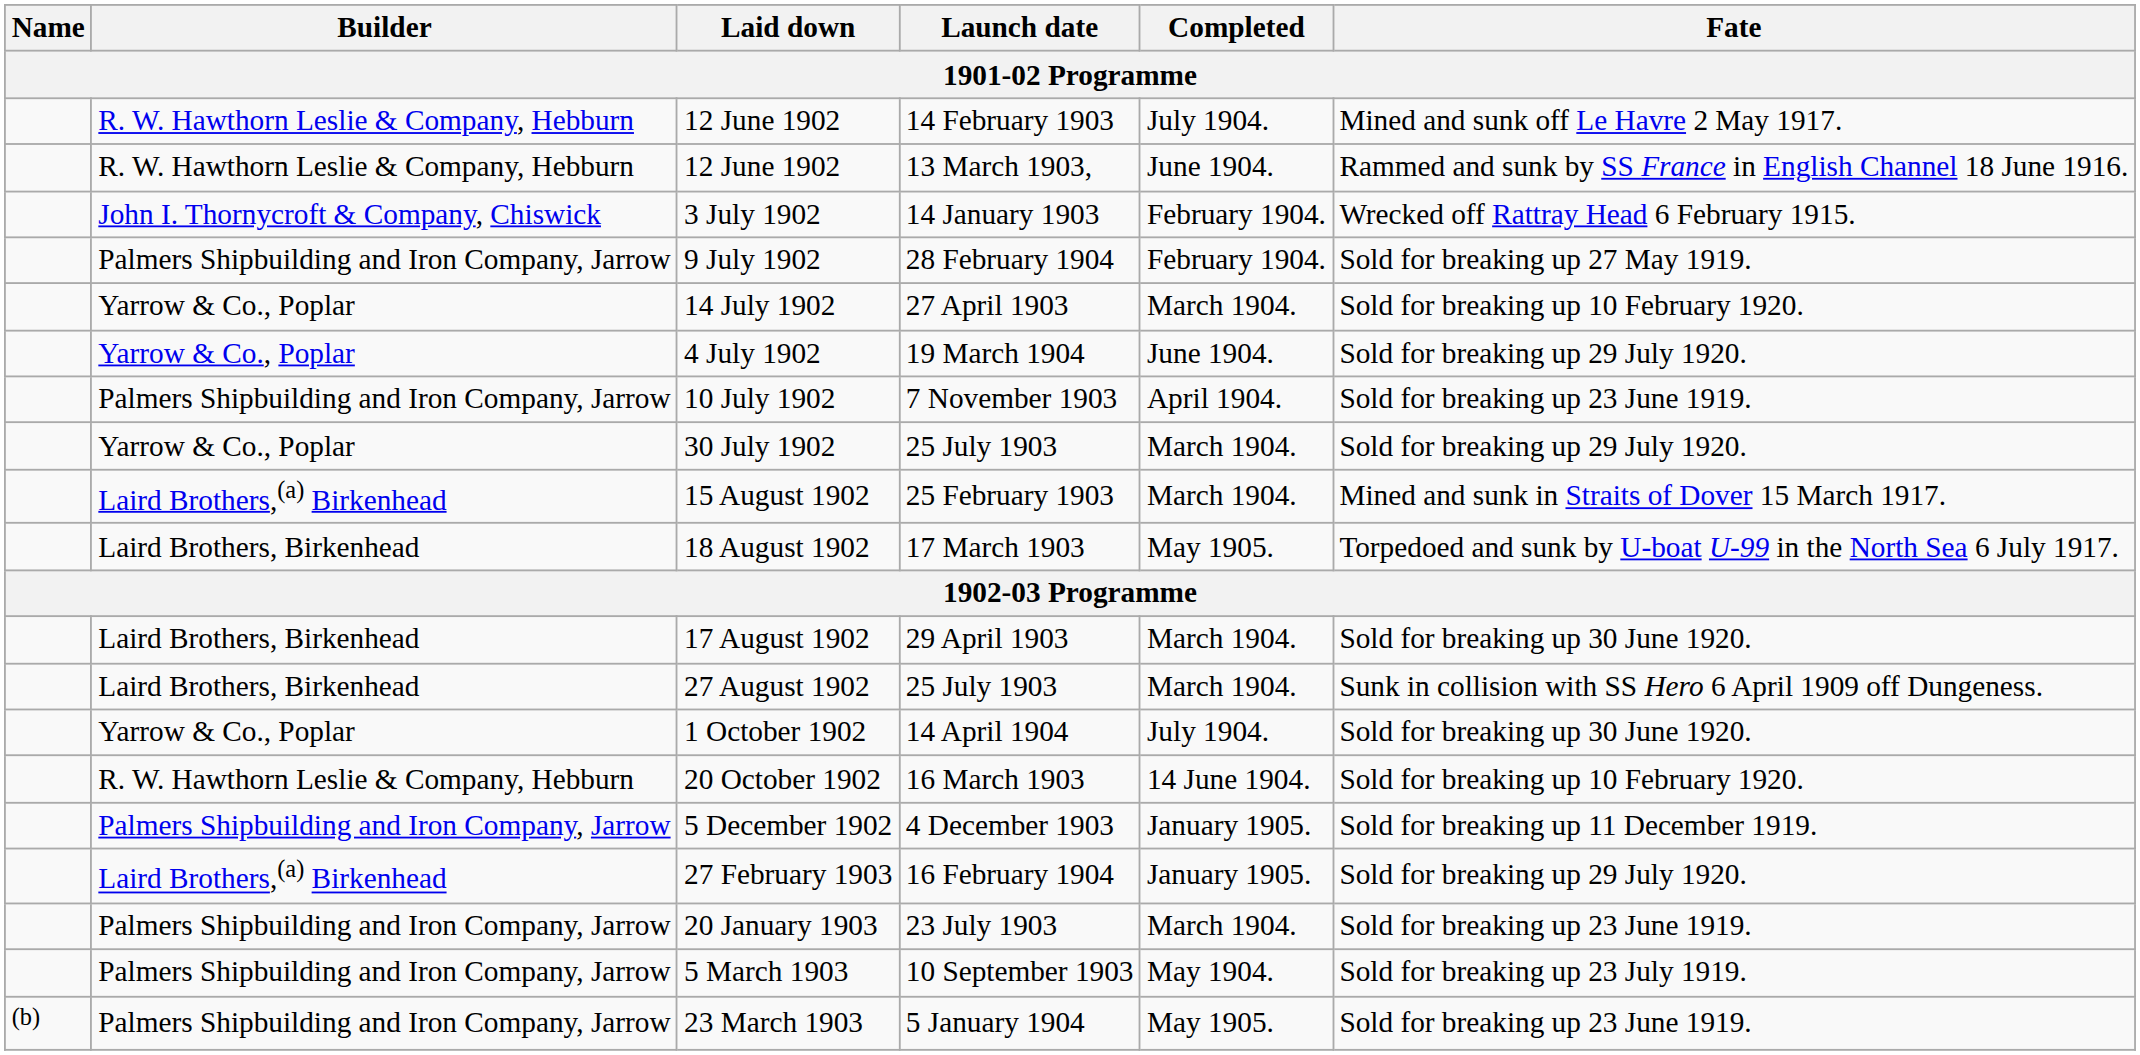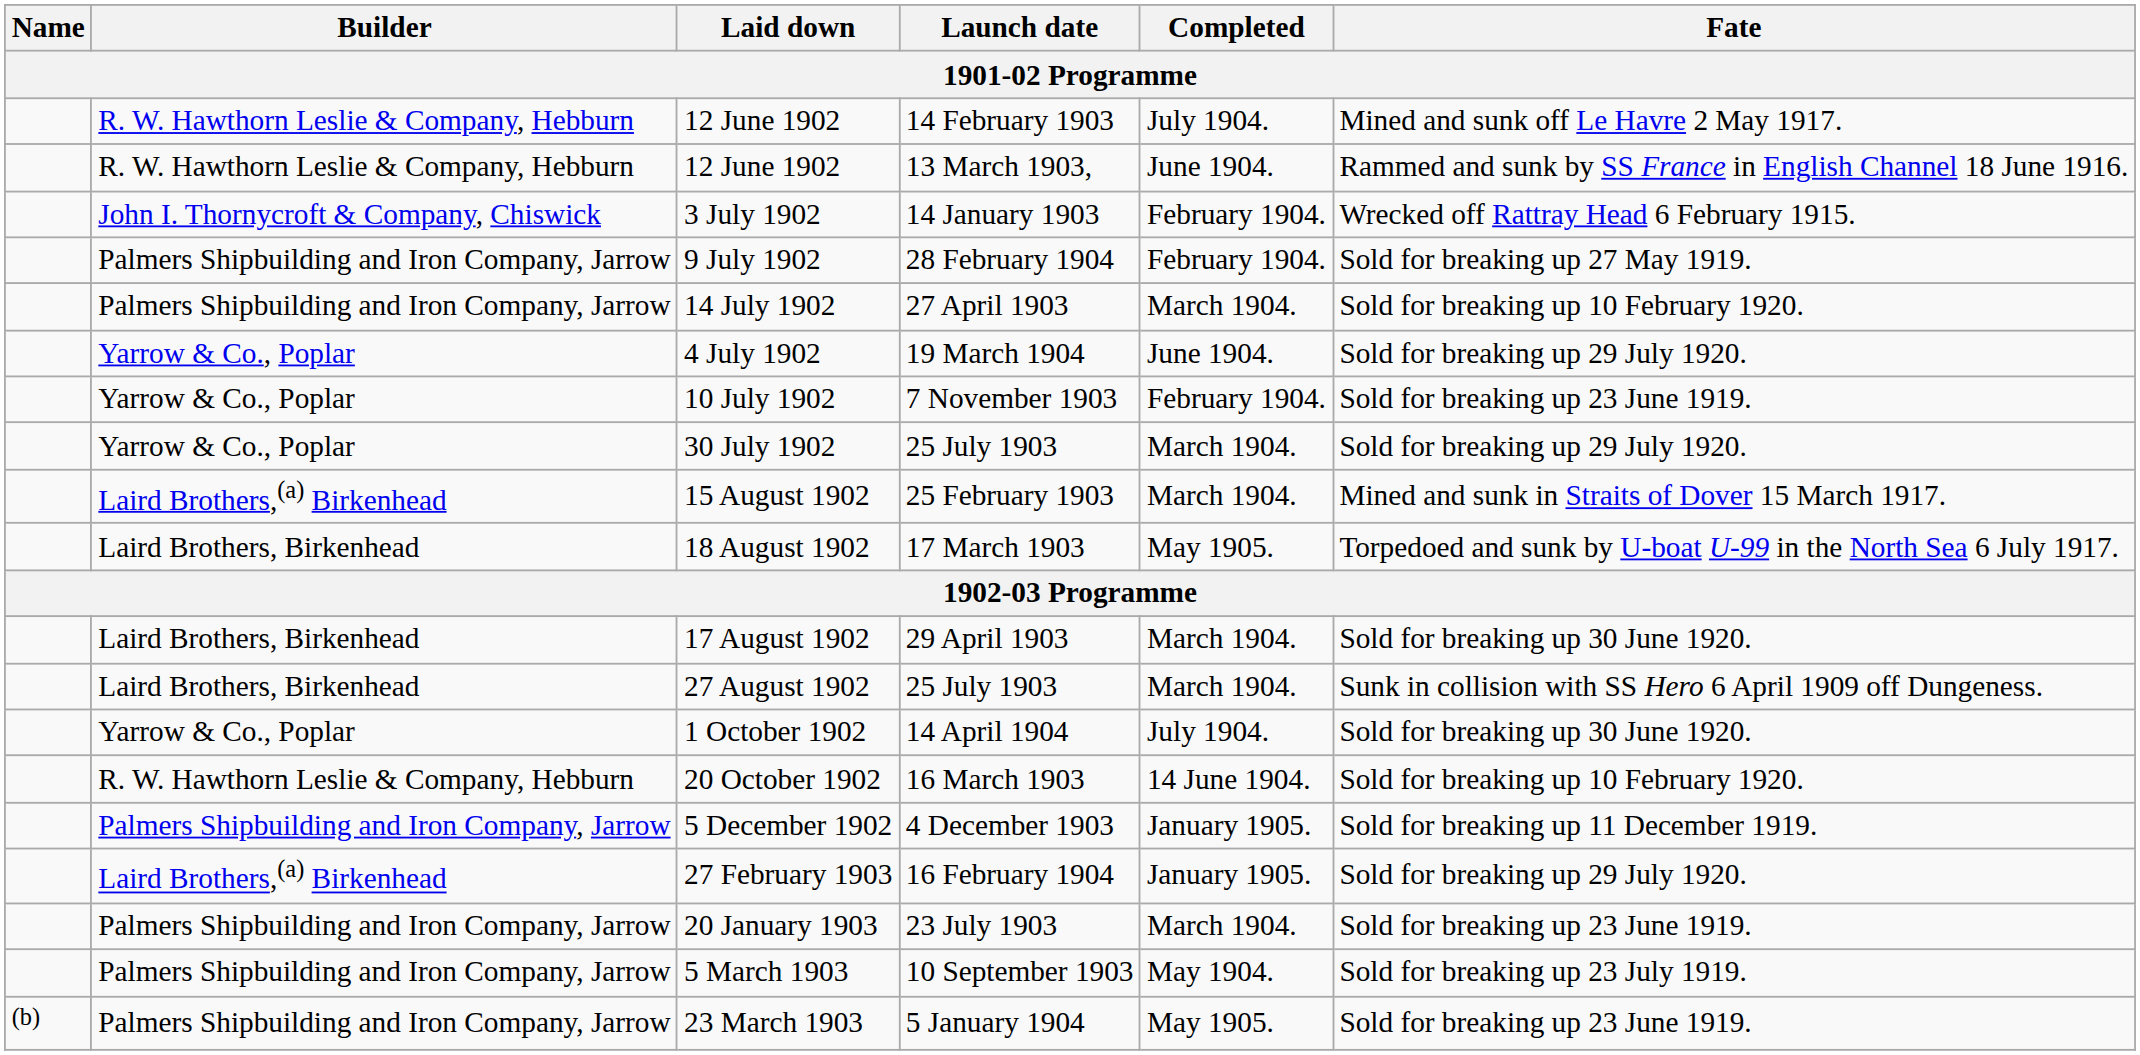(227, 306) Yarrow & Co., Poplar -> (384, 306) Palmers Shipbuilding and Iron Company, Jarrow
(384, 399) Palmers Shipbuilding and Iron Company, Jarrow -> (227, 399) Yarrow & Co., Poplar
(1214, 399) April 1904. -> (1236, 399) February 1904.
